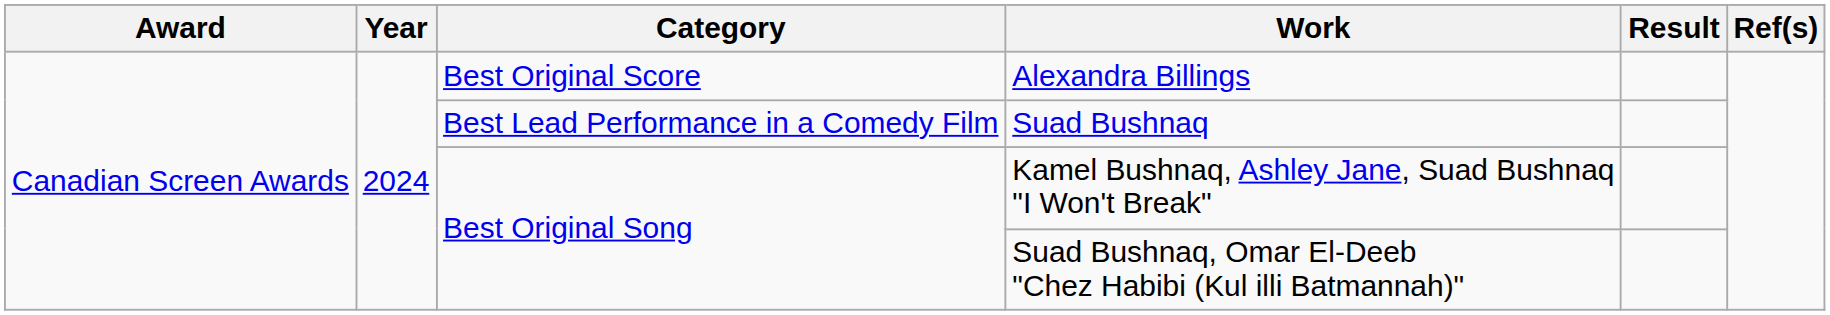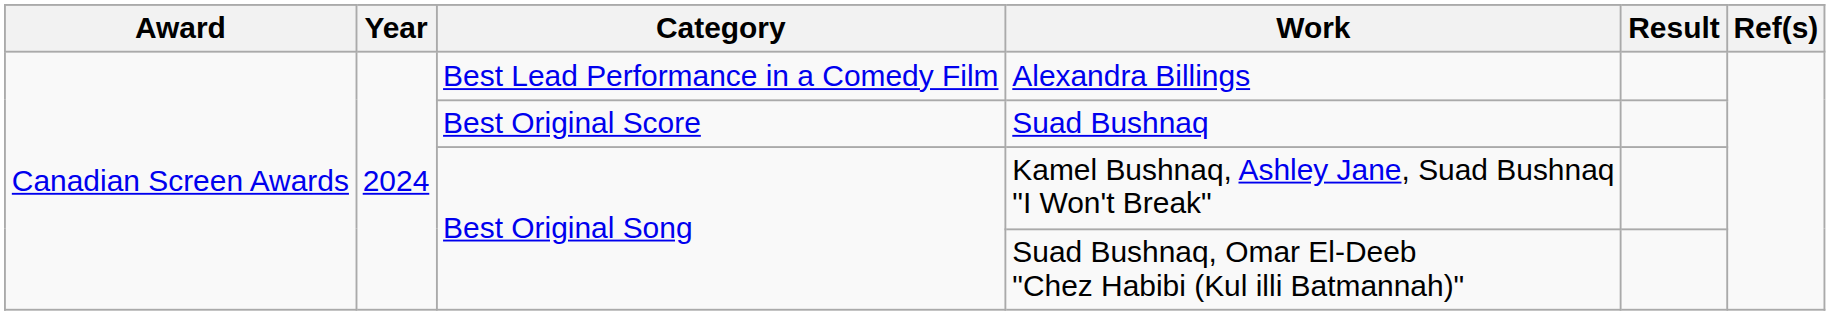(572, 75) Best Original Score -> (721, 75) Best Lead Performance in a Comedy Film
(721, 123) Best Lead Performance in a Comedy Film -> (572, 123) Best Original Score
